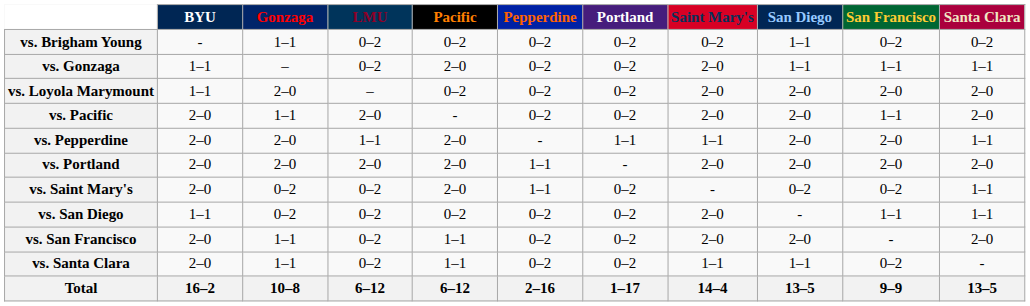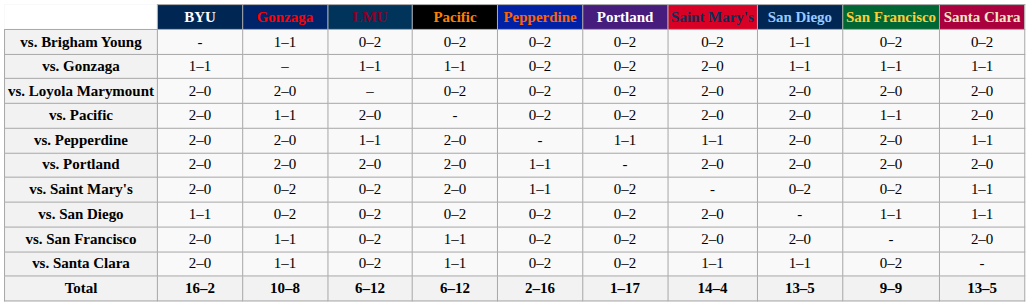(370, 66) 0–2 -> (370, 66) 1–1
(455, 66) 2–0 -> (455, 66) 1–1
(200, 91) 1–1 -> (200, 91) 2–0
